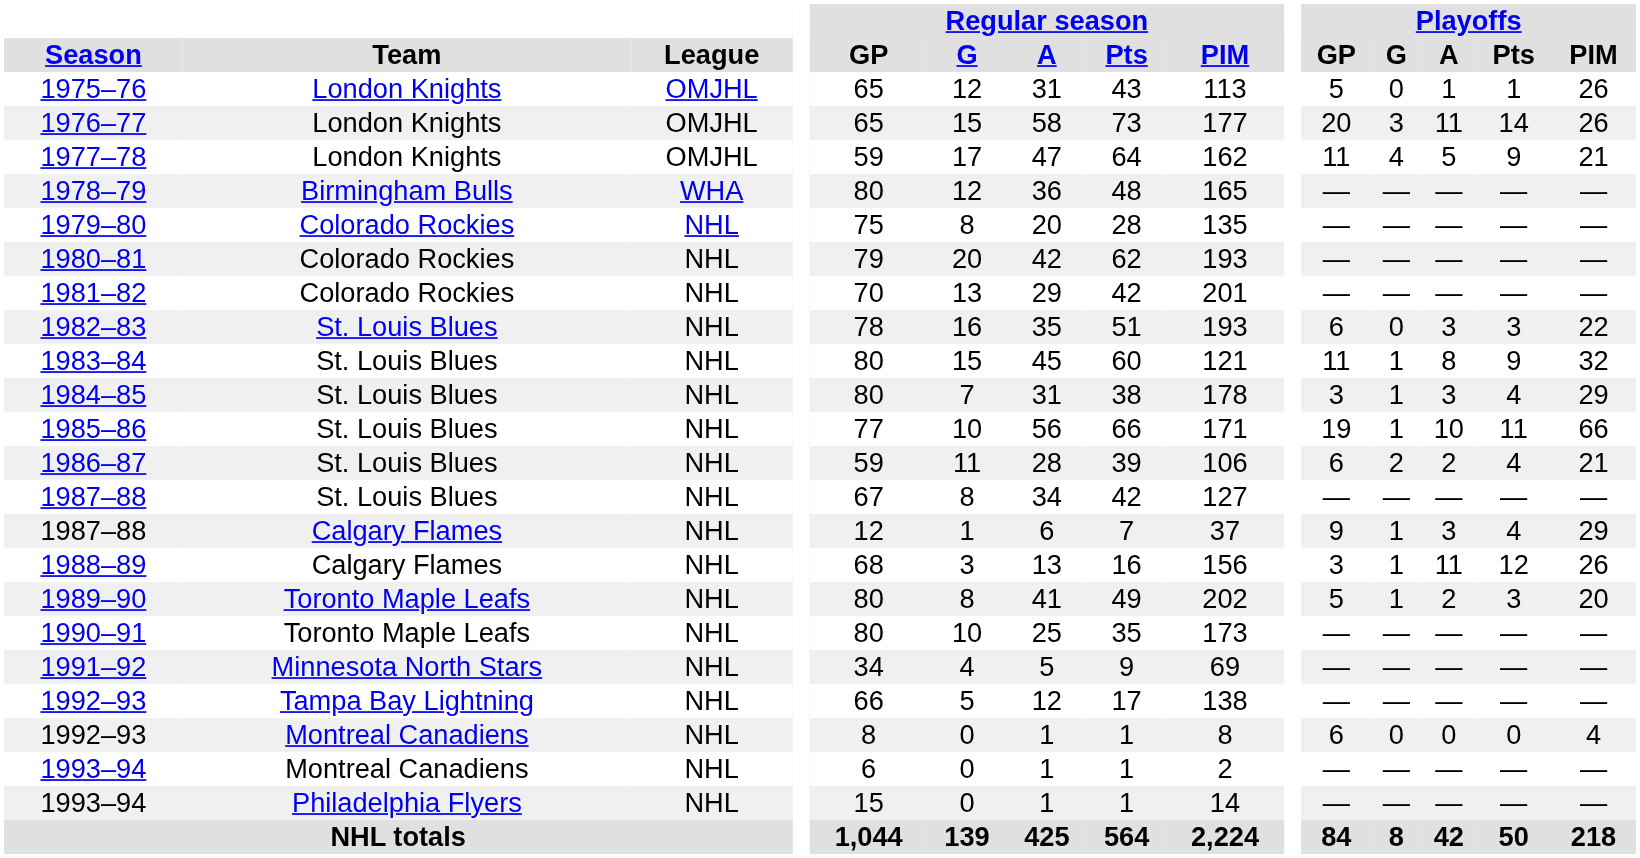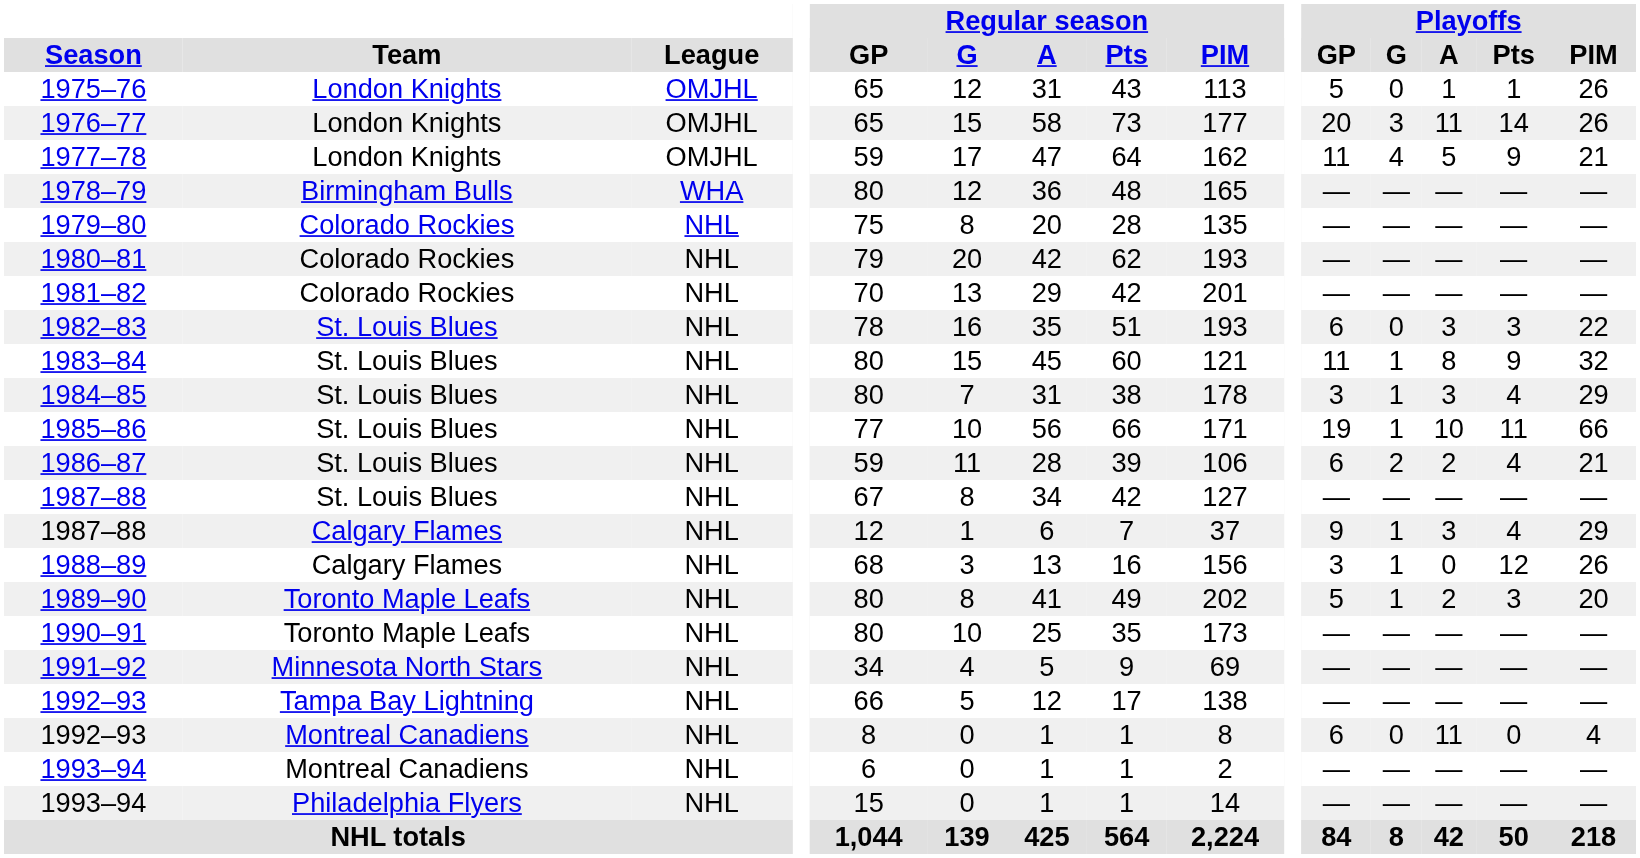(1449, 564) 11 -> (1449, 564) 0
(1449, 734) 0 -> (1449, 734) 11
